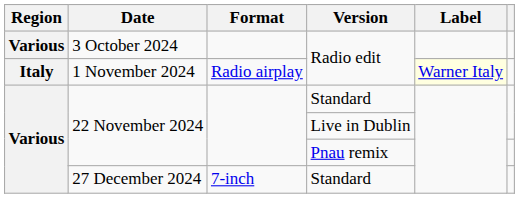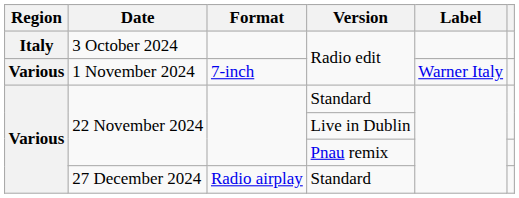(36, 44) Various -> (36, 44) Italy
(36, 71) Italy -> (36, 71) Various
(257, 71) Radio airplay -> (233, 71) 7-inch
(461, 71) lightyellow background -> (461, 71) no background
(233, 179) 7-inch -> (257, 179) Radio airplay
